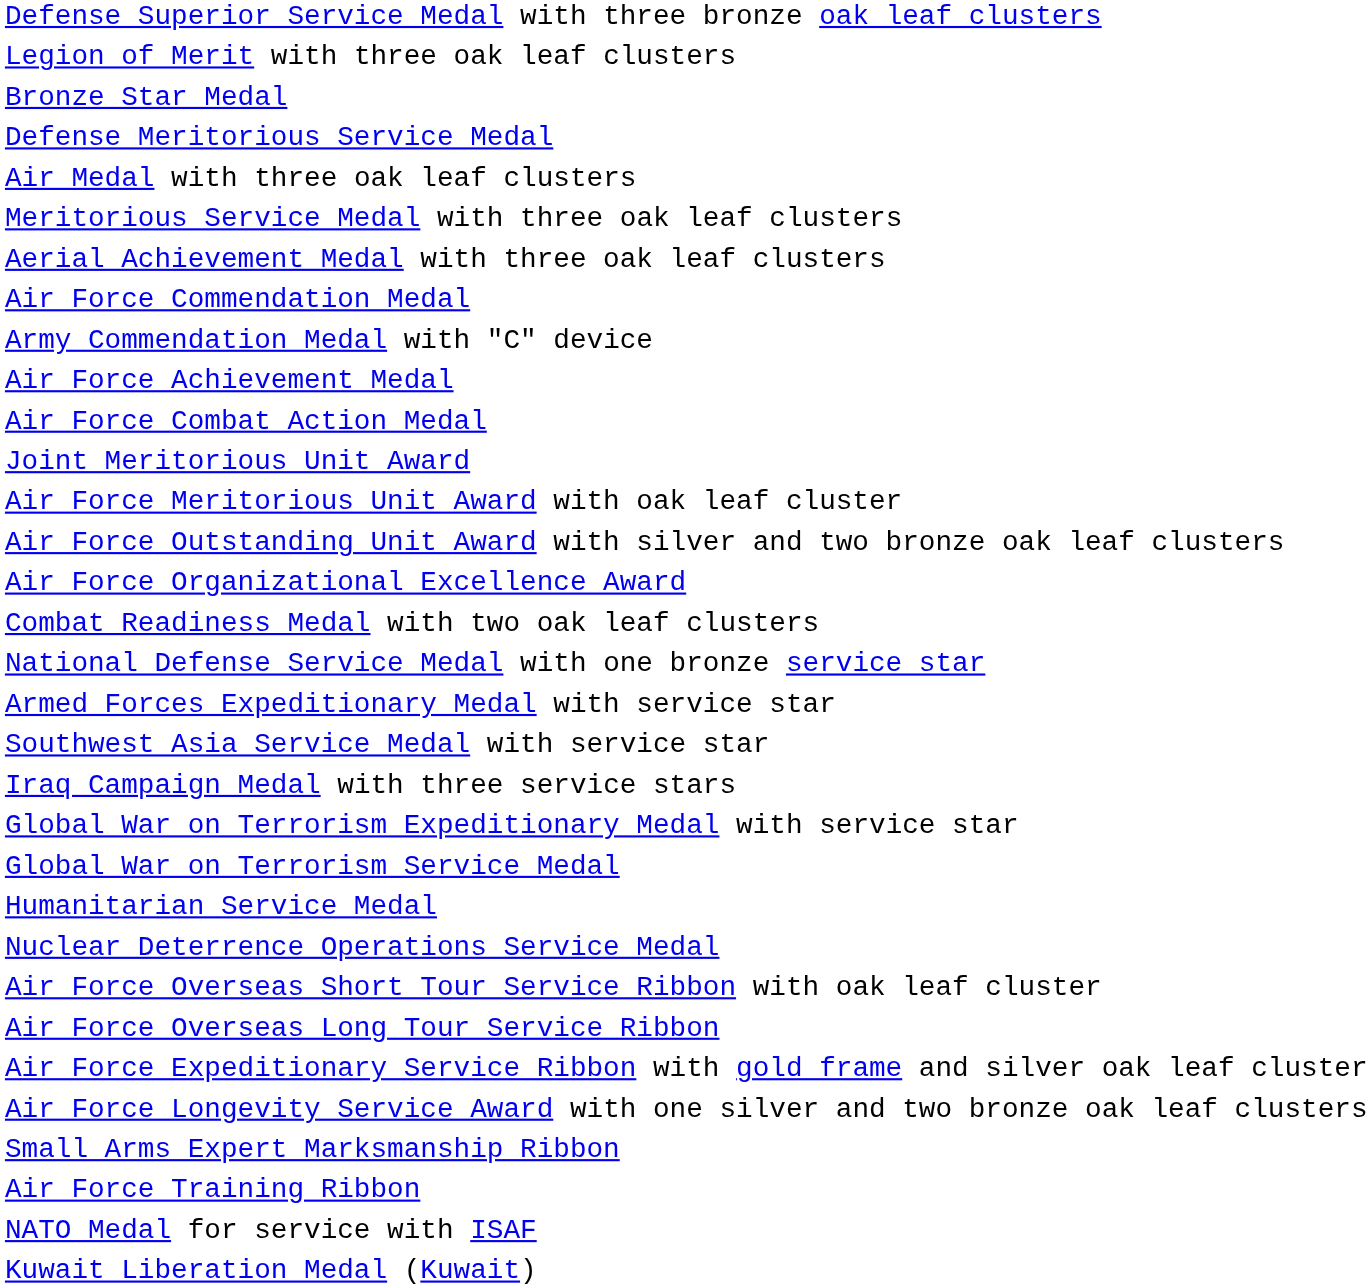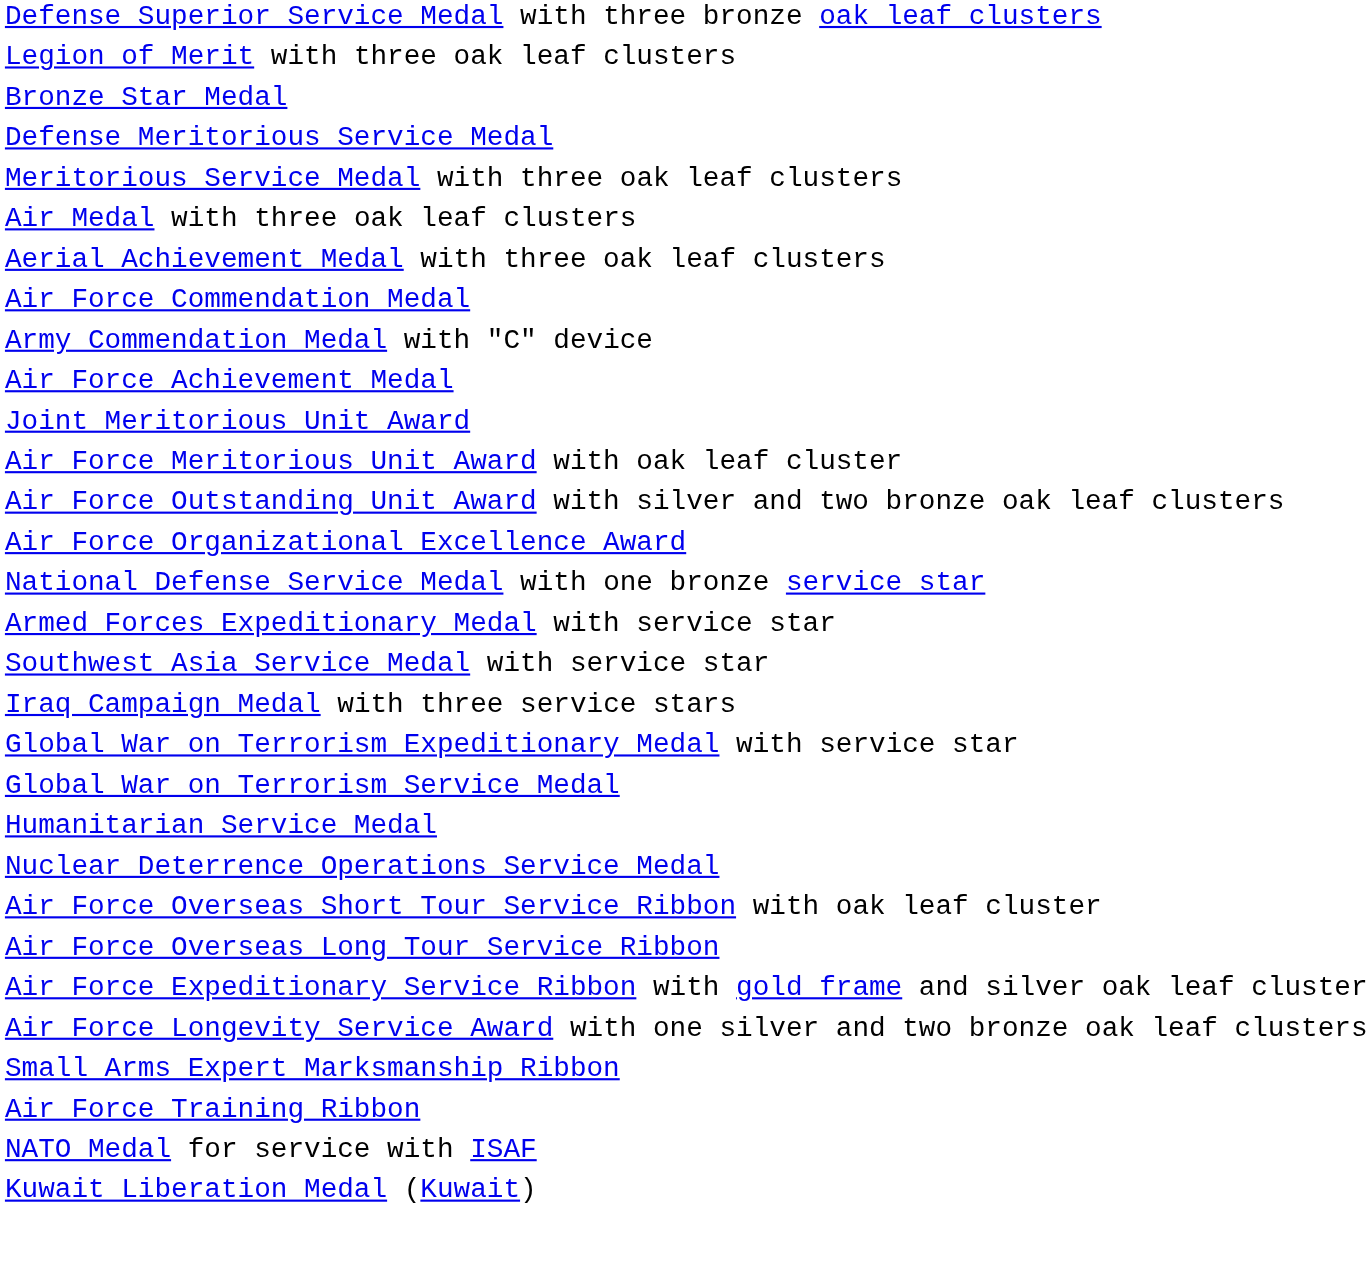rows swapped: (454, 219) <-> (321, 178)
- row: (246, 421)
- row: (412, 623)
